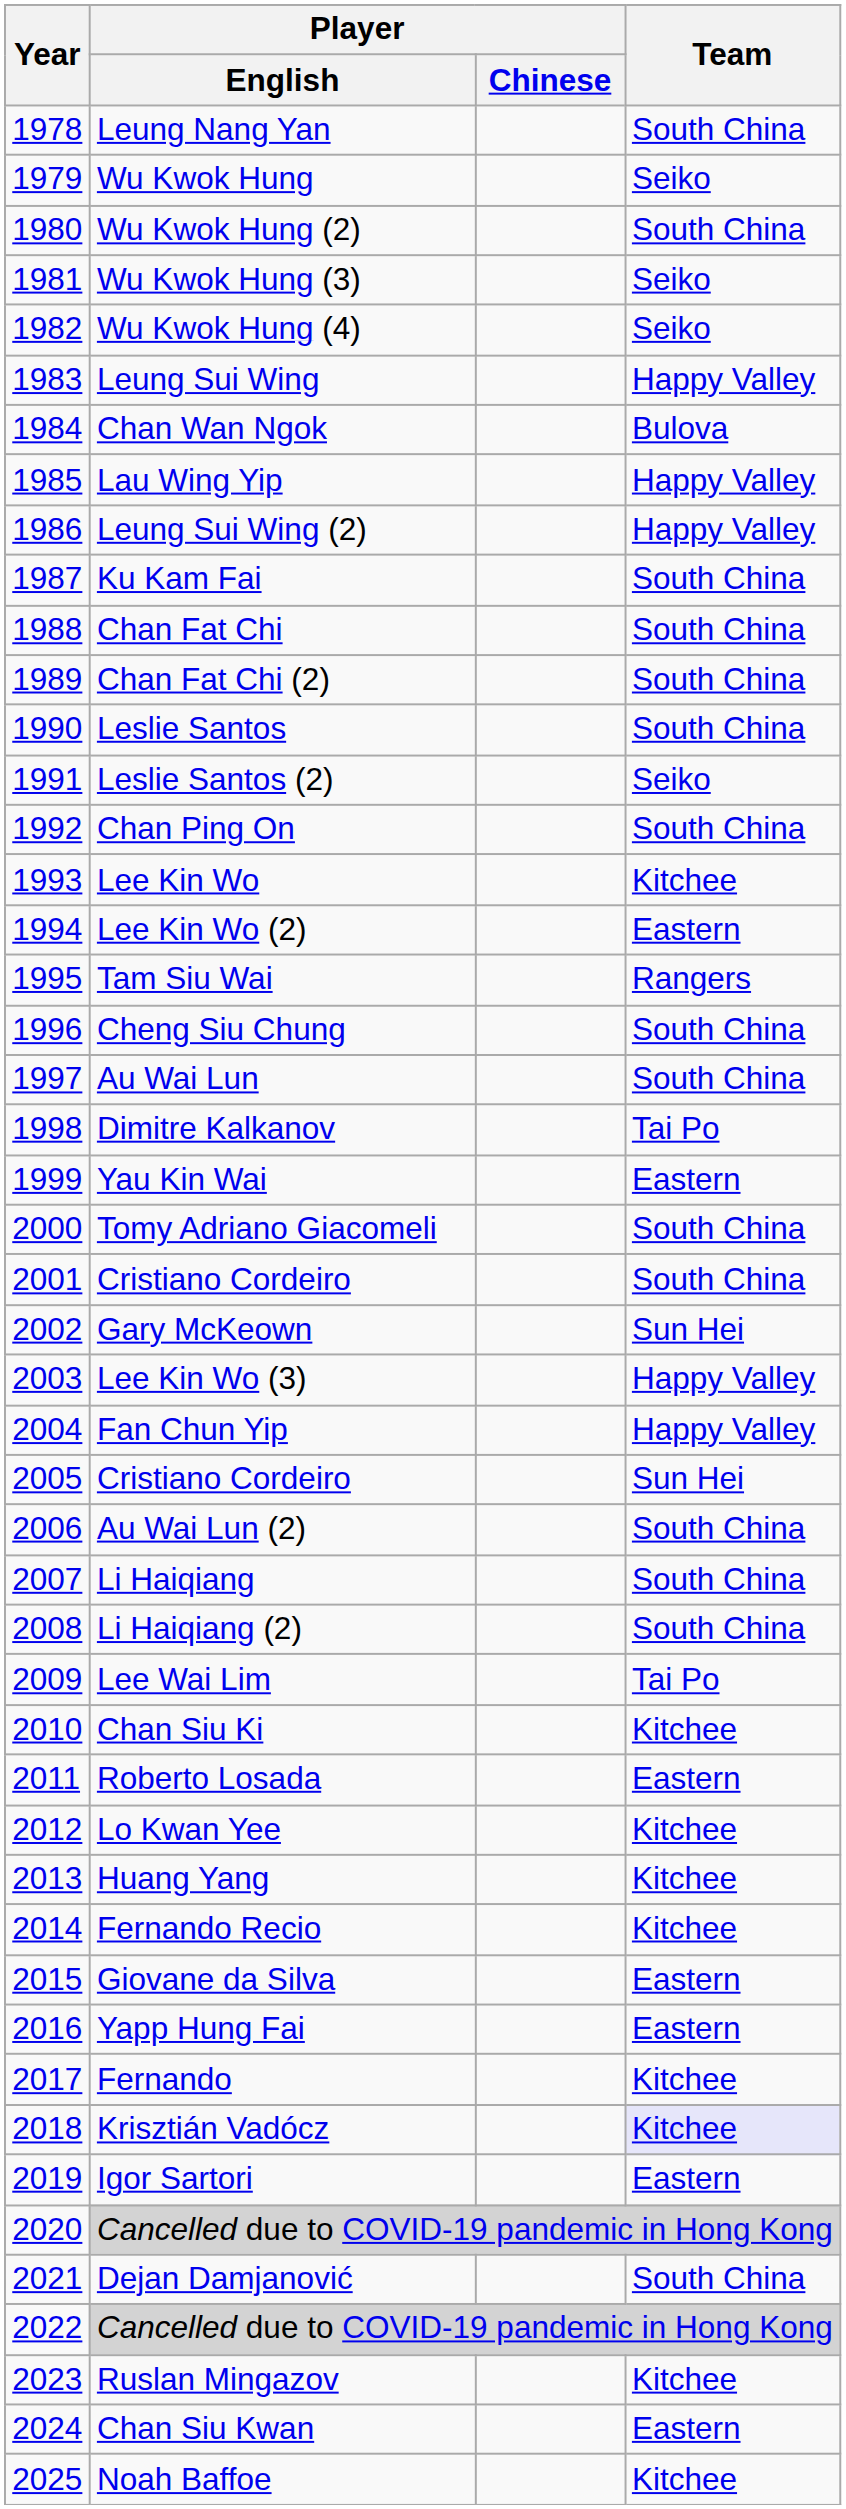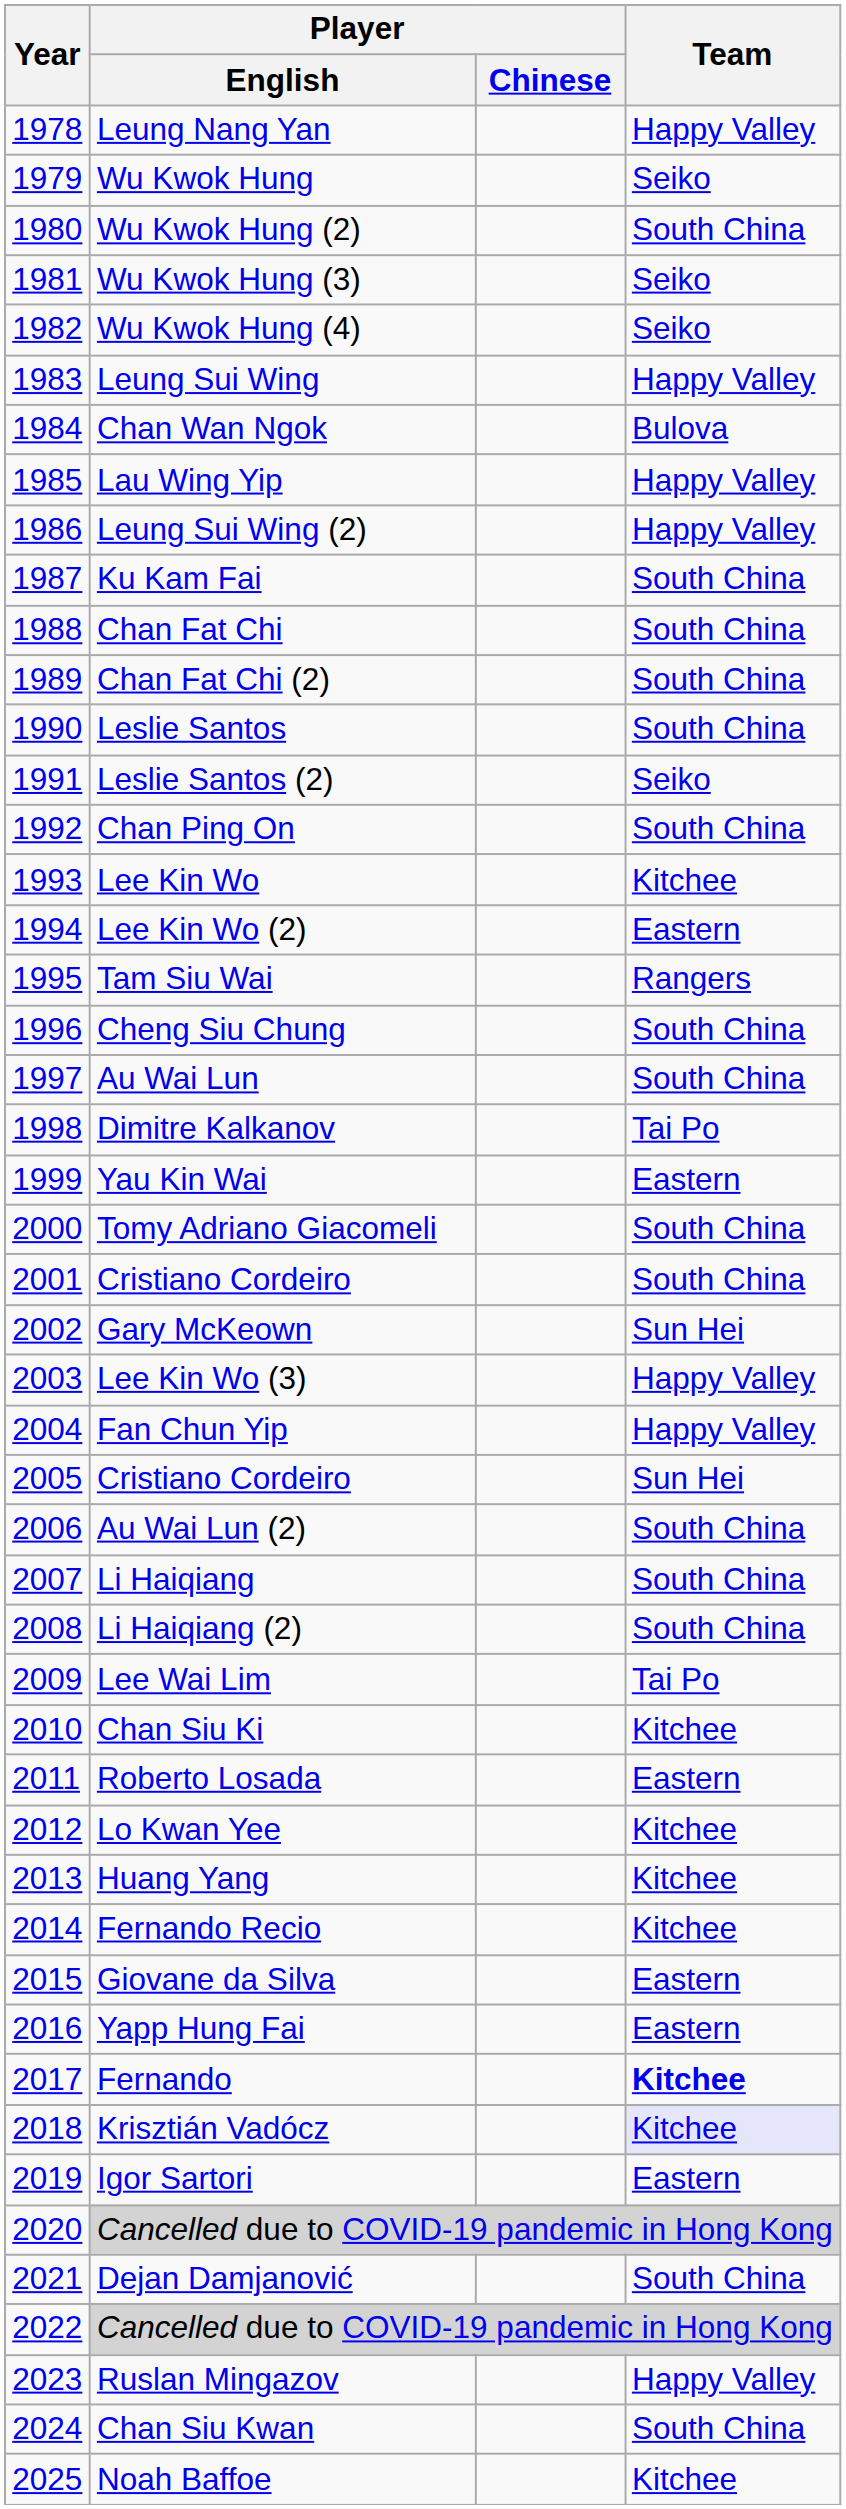(719, 129) South China -> (724, 129) Happy Valley
(684, 2079) normal -> (689, 2079) bold
(684, 2378) Kitchee -> (724, 2378) Happy Valley
(686, 2428) Eastern -> (719, 2428) South China
